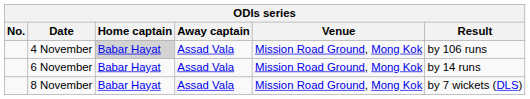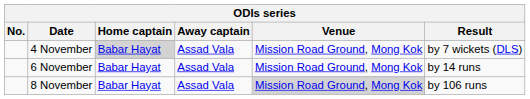(457, 49) by 106 runs -> (475, 49) by 7 wickets (DLS)
(339, 85) no background -> (339, 85) lightgrey background
(475, 85) by 7 wickets (DLS) -> (457, 85) by 106 runs
